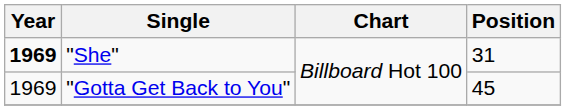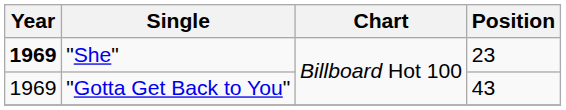(484, 54) 31 -> (484, 54) 23
(484, 88) 45 -> (484, 88) 43
